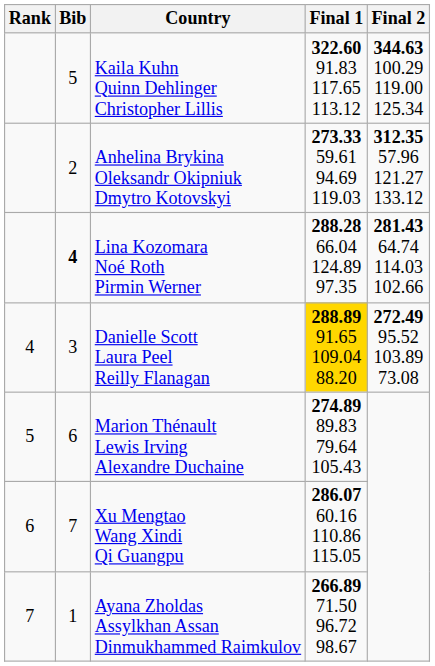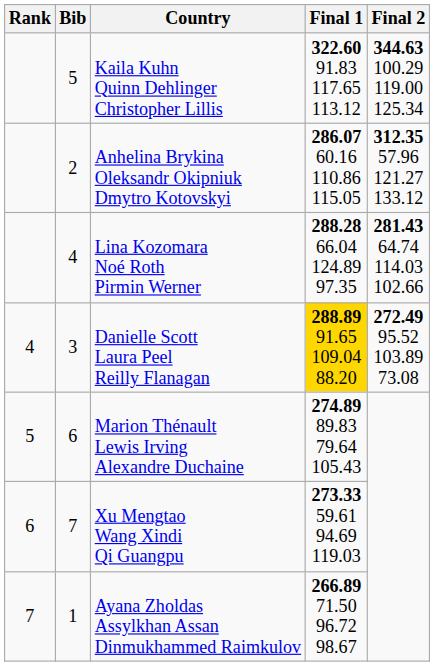(336, 167) 273.33 59.61 94.69 119.03 -> (336, 167) 286.07 60.16 110.86 115.05
(73, 257) bold -> (73, 257) normal
(336, 526) 286.07 60.16 110.86 115.05 -> (336, 526) 273.33 59.61 94.69 119.03
